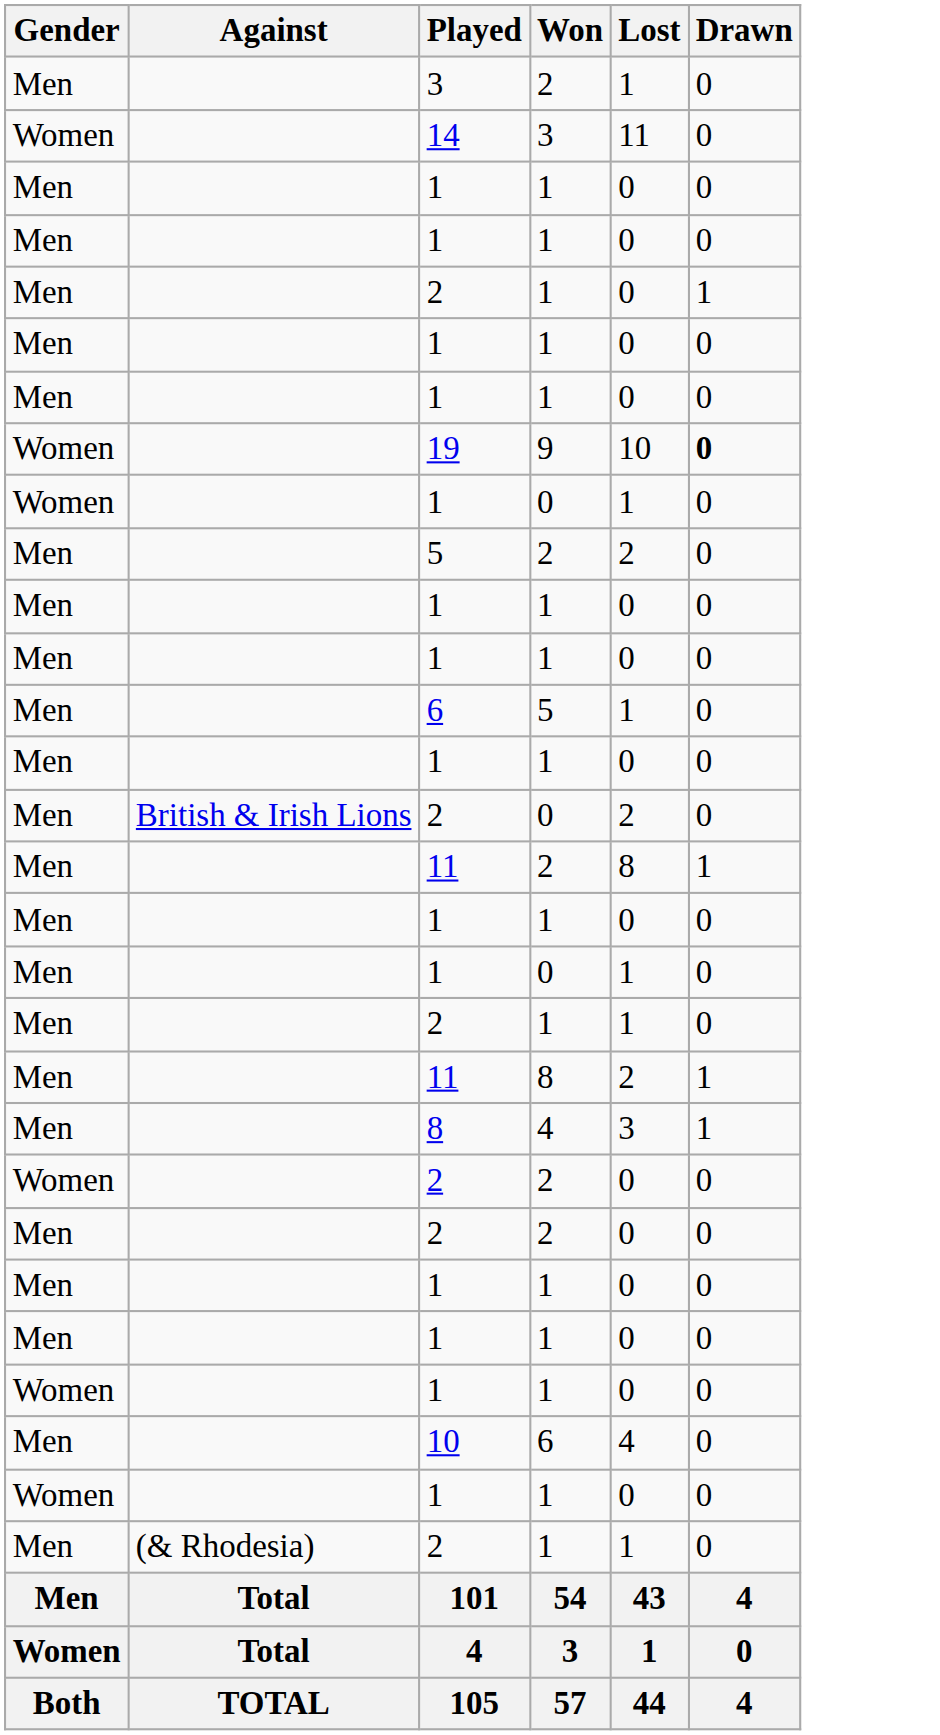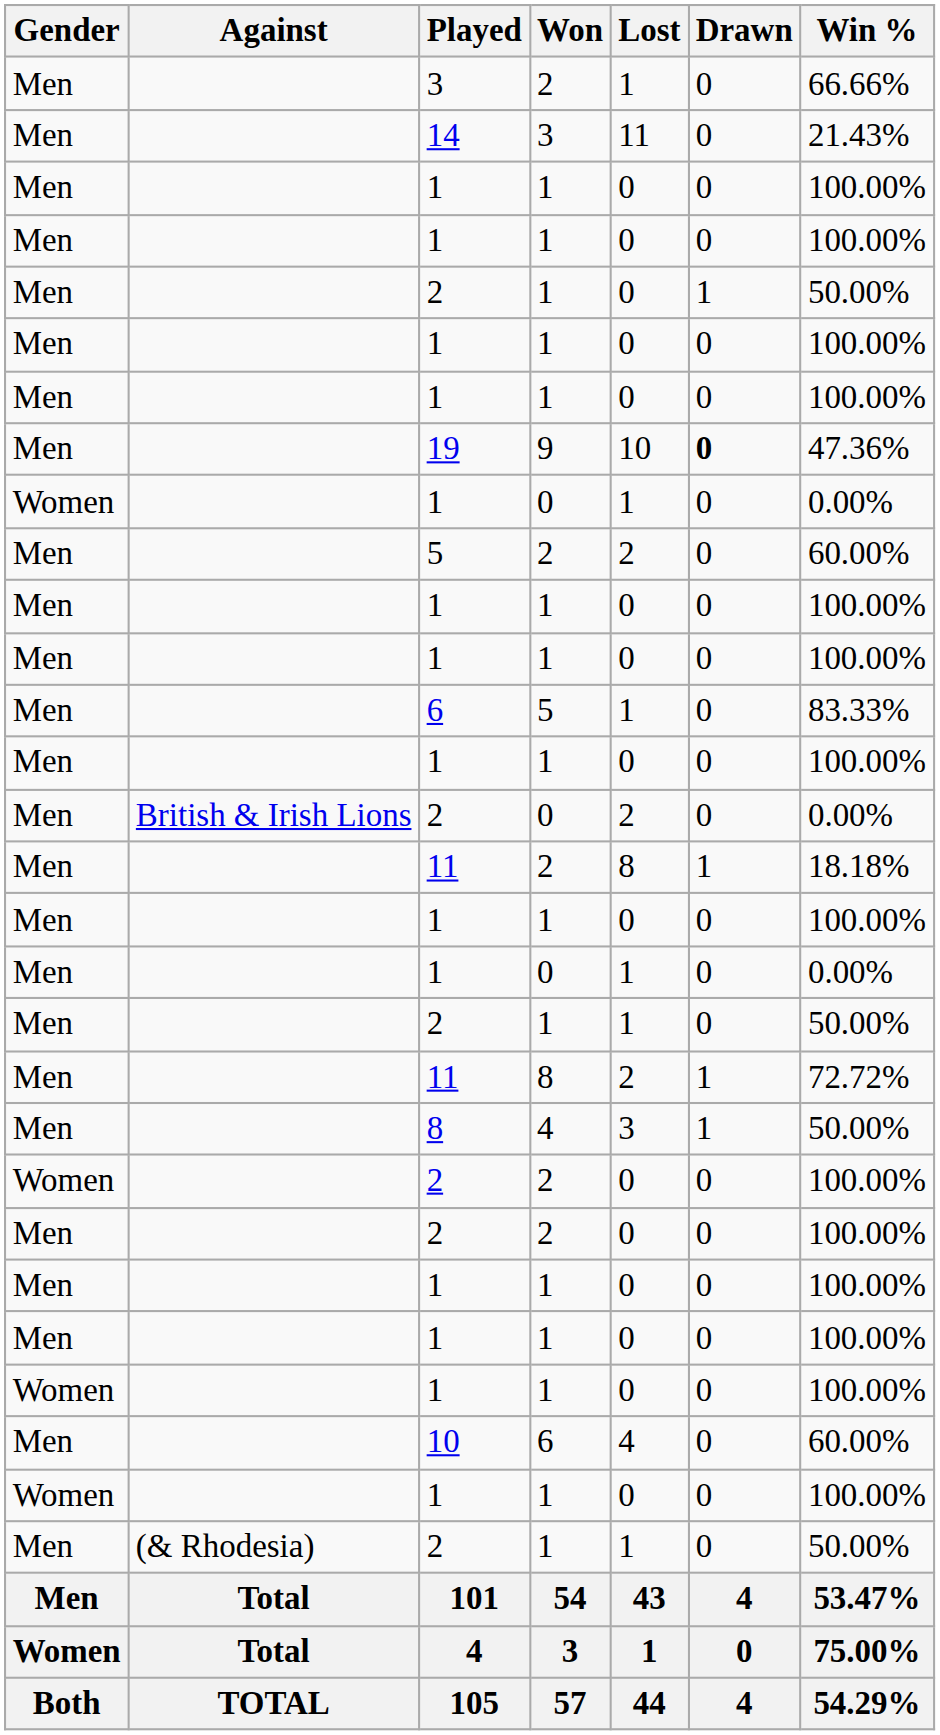+ column: (867, 30)
(63, 135) Women -> (43, 135) Men
(63, 448) Women -> (43, 448) Men
